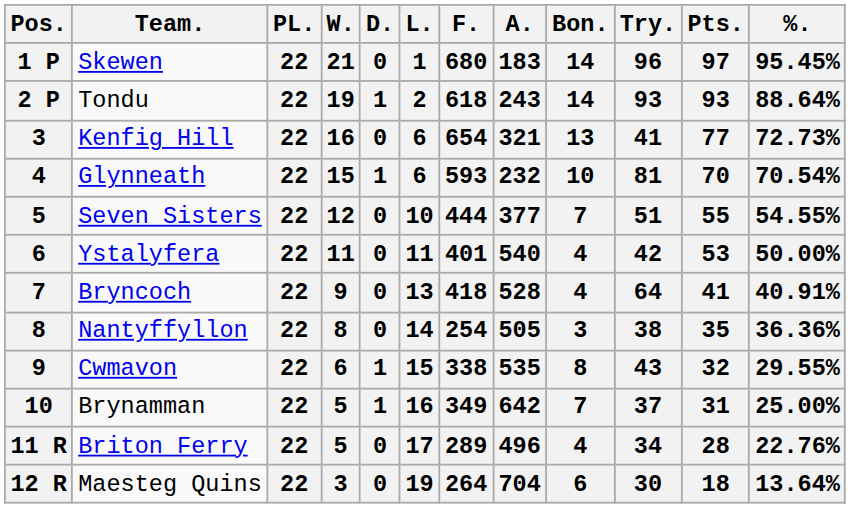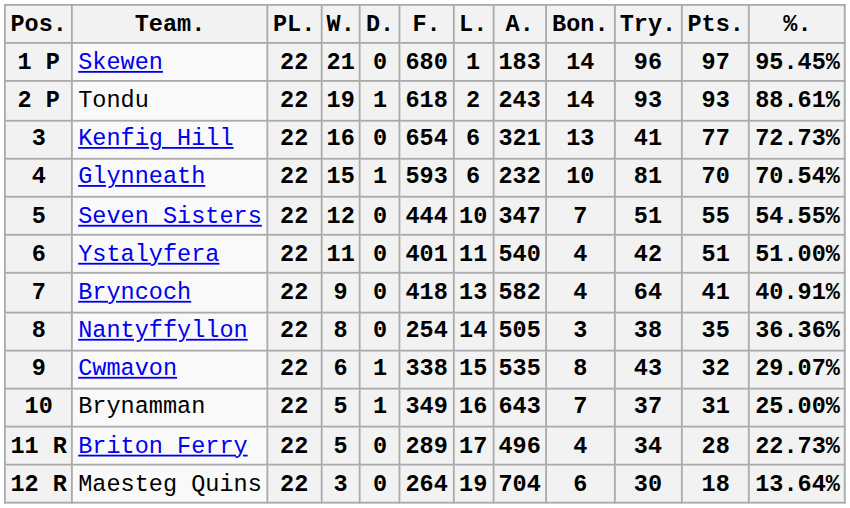columns swapped: (420, 24) <-> (466, 24)
(798, 101) 88.64% -> (798, 101) 88.61%
(520, 216) 377 -> (520, 216) 347
(716, 254) 53 -> (716, 254) 51
(798, 254) 50.00% -> (798, 254) 51.00%
(520, 293) 528 -> (520, 293) 582
(798, 369) 29.55% -> (798, 369) 29.07%
(520, 408) 642 -> (520, 408) 643
(798, 446) 22.76% -> (798, 446) 22.73%
